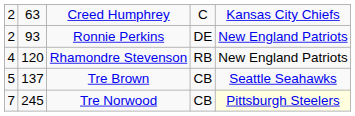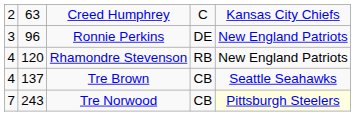(11, 36) 2 -> (11, 36) 3
(32, 36) 93 -> (32, 36) 96
(11, 79) 5 -> (11, 79) 4
(32, 100) 245 -> (32, 100) 243
